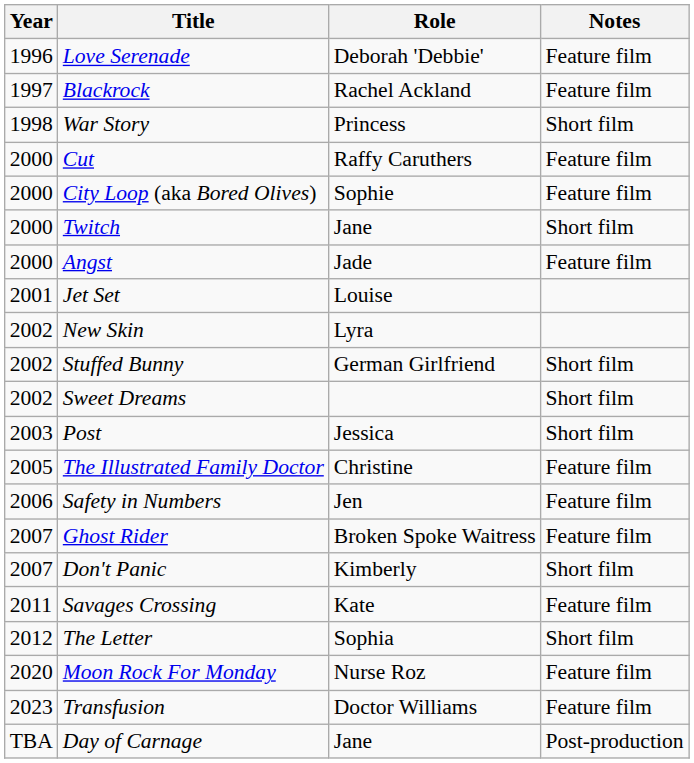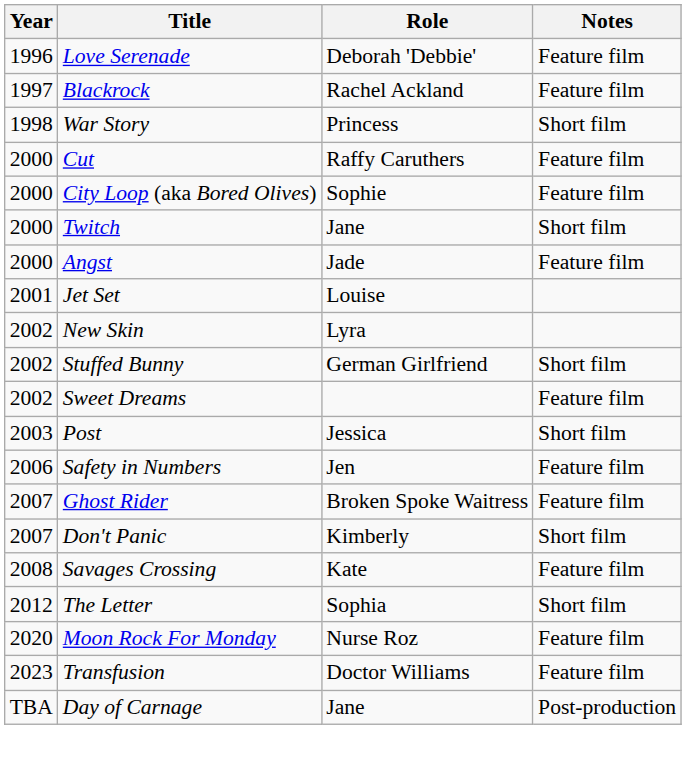(590, 398) Short film -> (591, 398) Feature film
- row: (193, 466)
(31, 603) 2011 -> (31, 569) 2008
